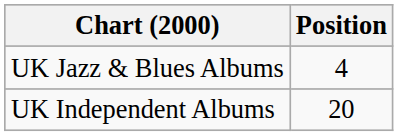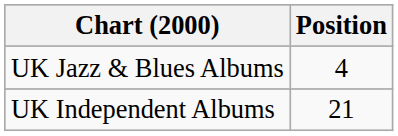(341, 109) 20 -> (341, 109) 21
